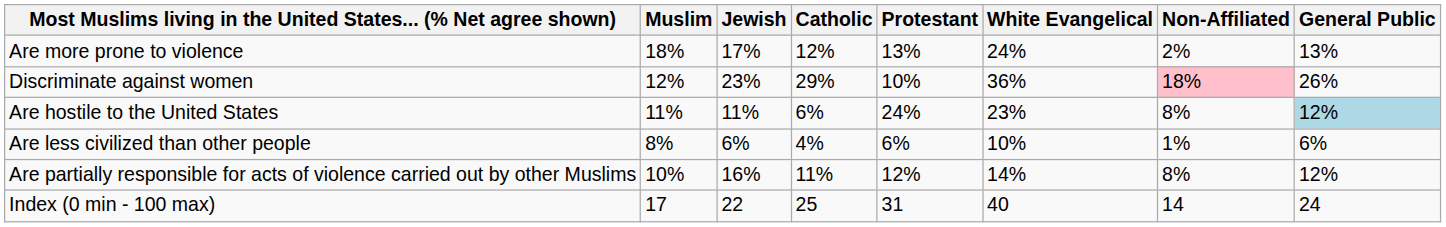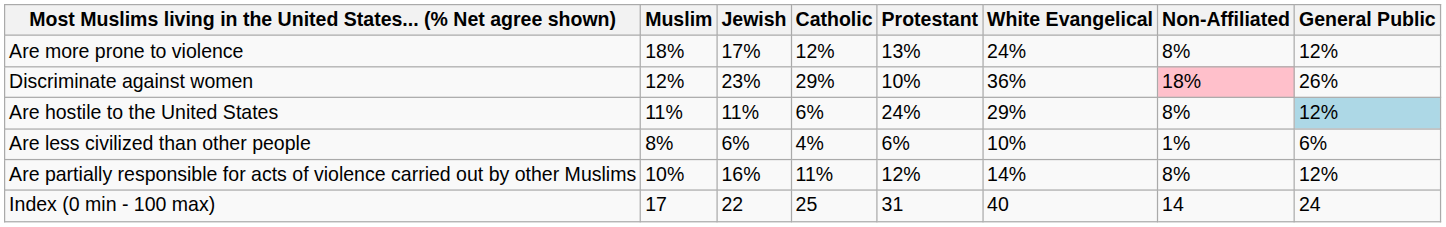(1176, 50) 2% -> (1176, 50) 8%
(1319, 50) 13% -> (1319, 50) 12%
(1007, 112) 23% -> (1007, 112) 29%
